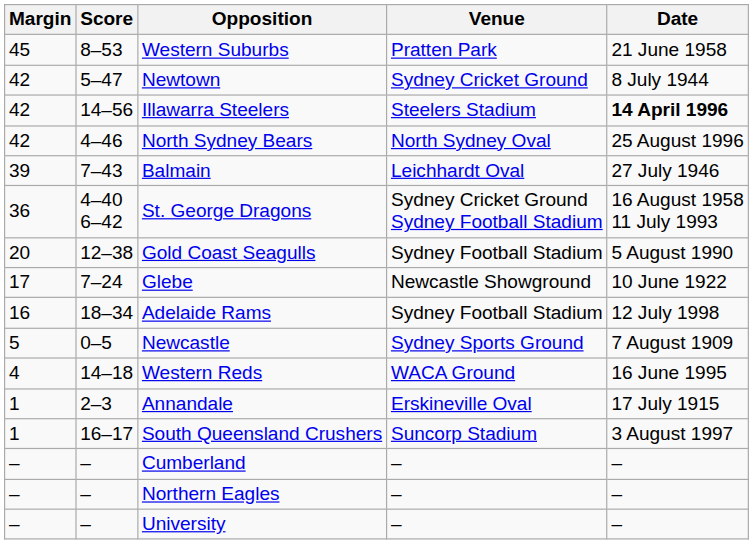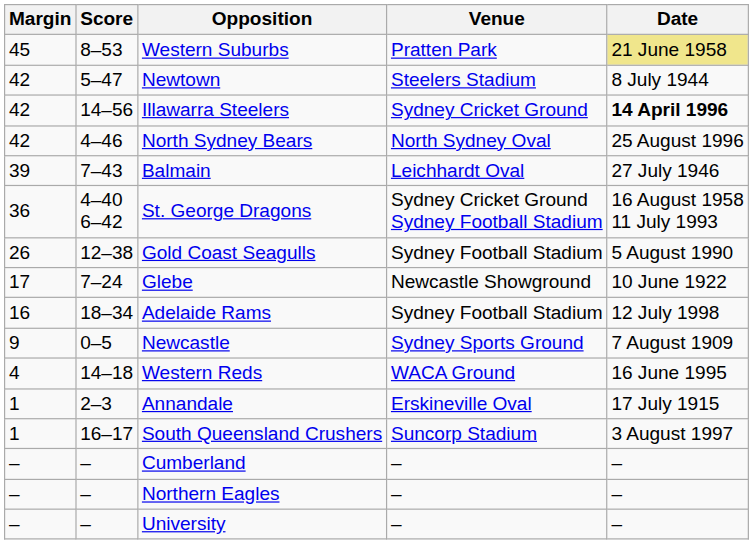(669, 49) no background -> (669, 49) khaki background
(489, 79) Sydney Cricket Ground -> (463, 79) Steelers Stadium
(463, 110) Steelers Stadium -> (489, 110) Sydney Cricket Ground
(20, 252) 20 -> (20, 252) 26
(14, 342) 5 -> (14, 342) 9
